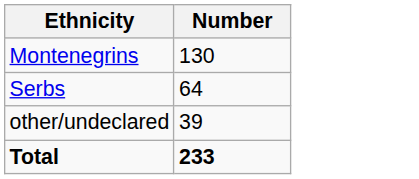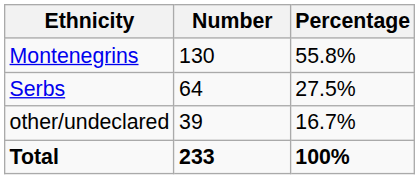+ column: (353, 21)
